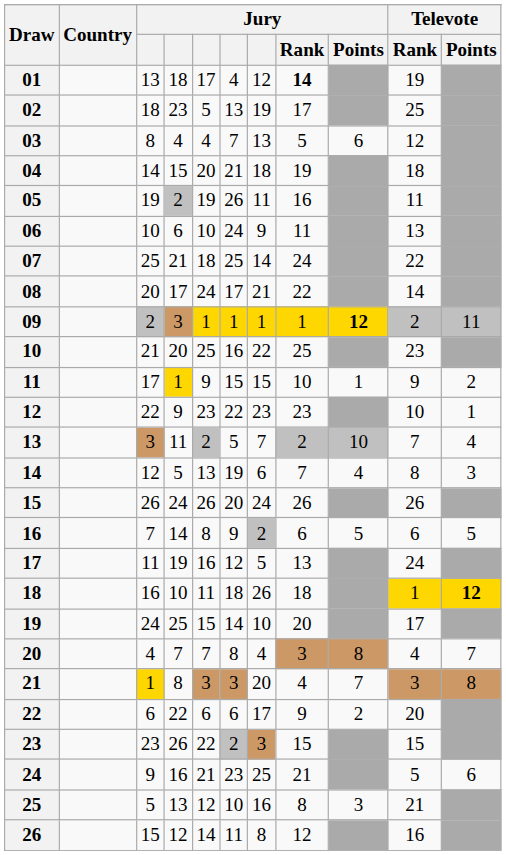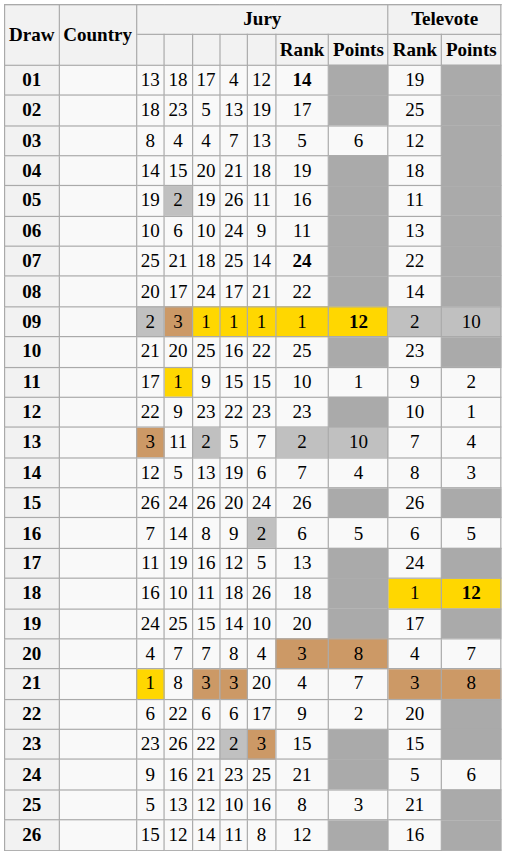(302, 261) normal -> (302, 261) bold
(471, 321) 11 -> (471, 321) 10
